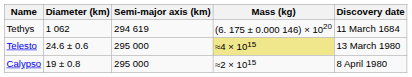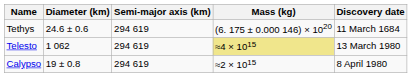(58, 28) 1 062 -> (67, 28) 24.6 ± 0.6
(67, 46) 24.6 ± 0.6 -> (58, 46) 1 062
(131, 46) 295 000 -> (131, 46) 294 619
(131, 64) 295 000 -> (131, 64) 294 619
